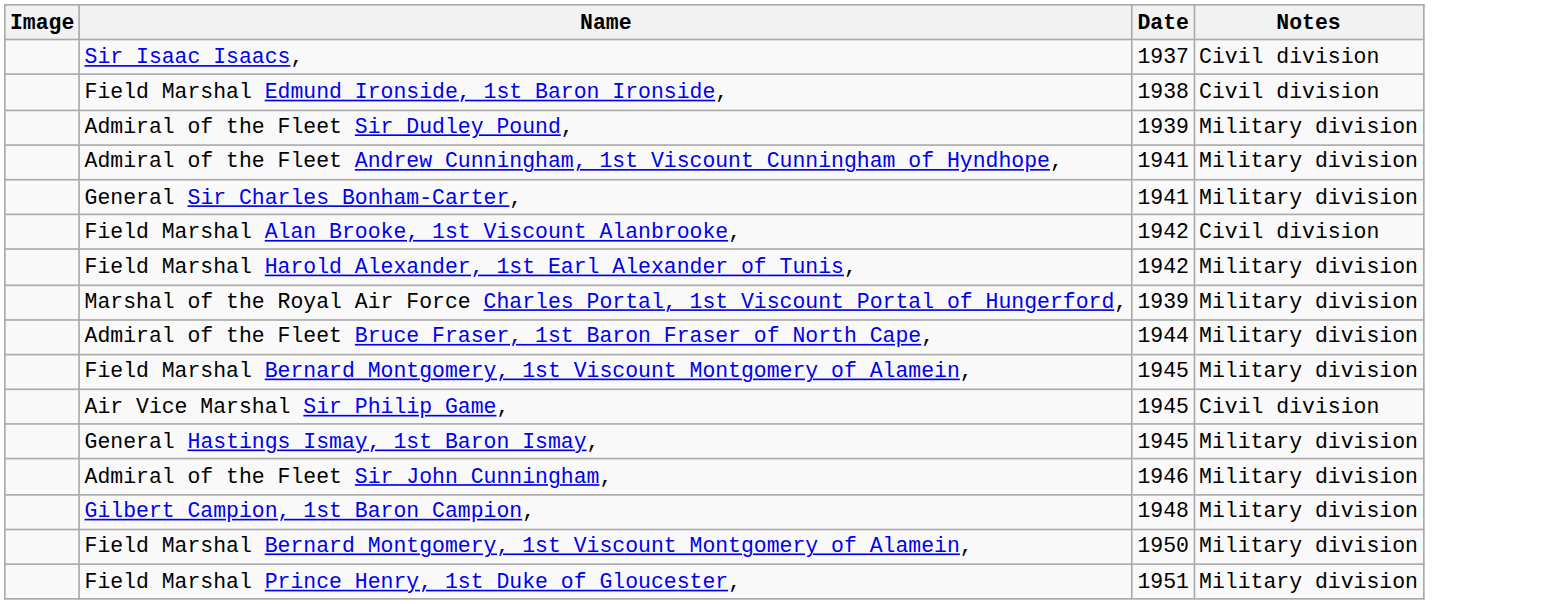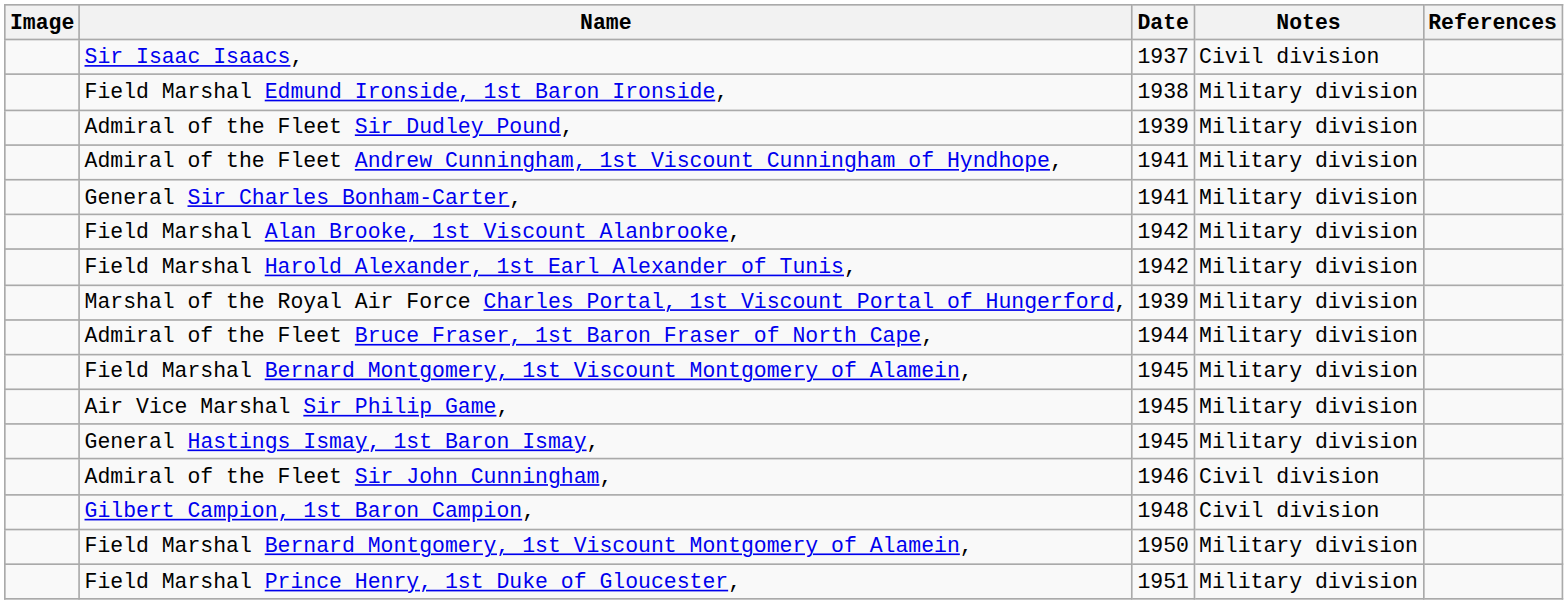+ column: (1493, 22)
(1289, 92) Civil division -> (1309, 92) Military division
(1289, 232) Civil division -> (1309, 232) Military division
(1289, 407) Civil division -> (1309, 407) Military division
(1309, 477) Military division -> (1289, 477) Civil division
(1309, 512) Military division -> (1289, 512) Civil division
